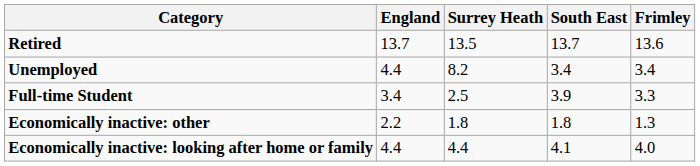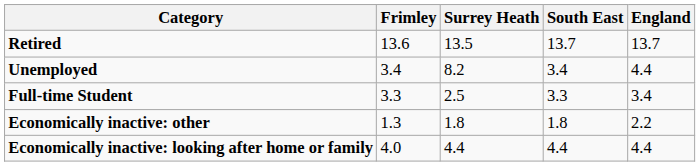columns swapped: (663, 17) <-> (410, 17)
(561, 95) 3.9 -> (557, 95) 3.3
(561, 148) 4.1 -> (557, 148) 4.4
